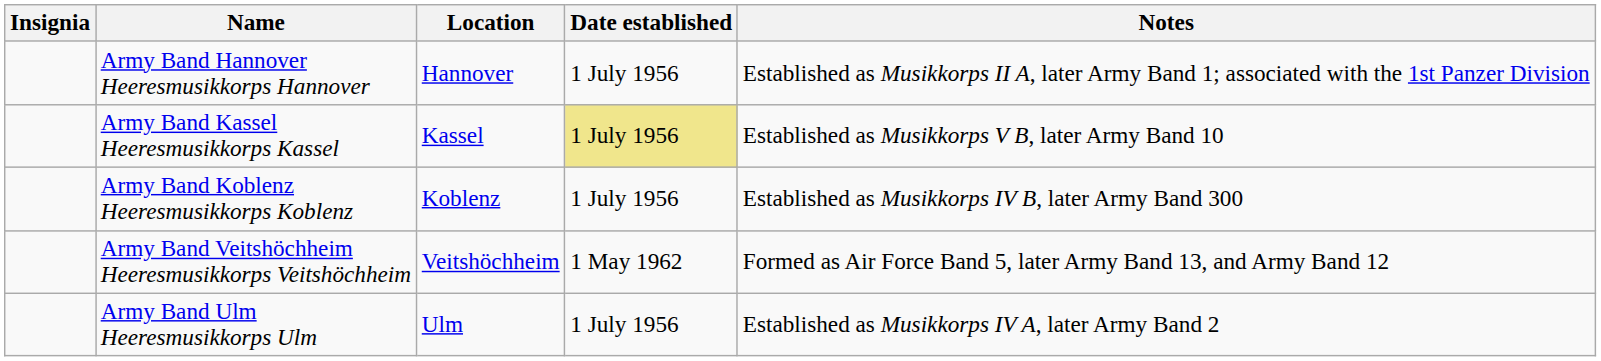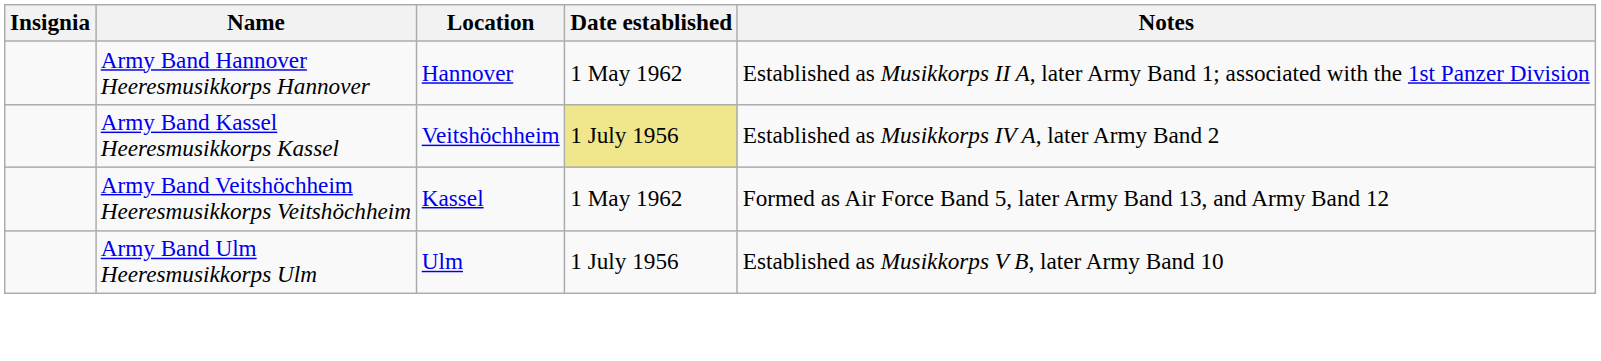(624, 72) 1 July 1956 -> (626, 72) 1 May 1962
(453, 135) Kassel -> (491, 135) Veitshöchheim
(983, 135) Established as Musikkorps V B, later Army Band 10 -> (981, 135) Established as Musikkorps IV A, later Army Band 2
- row: (227, 198)
(491, 261) Veitshöchheim -> (453, 198) Kassel
(981, 324) Established as Musikkorps IV A, later Army Band 2 -> (983, 261) Established as Musikkorps V B, later Army Band 10
